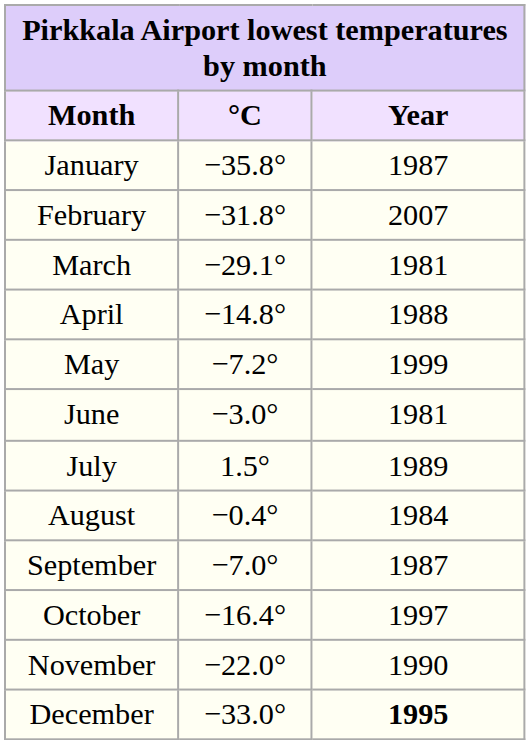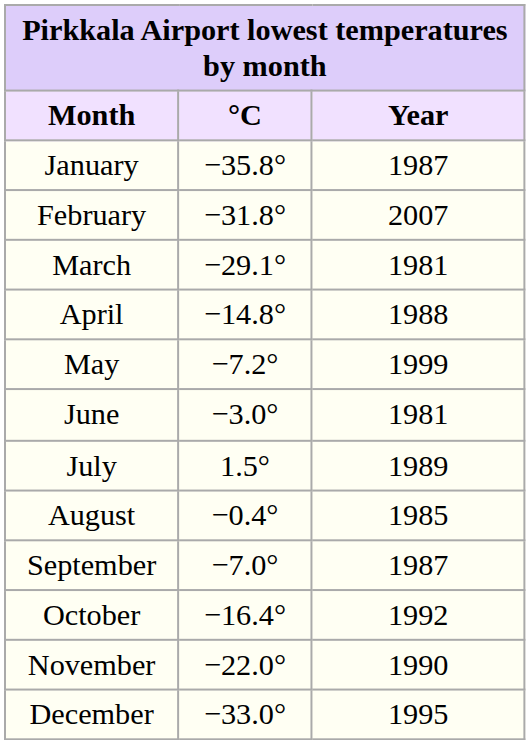(418, 514) 1984 -> (418, 514) 1985
(418, 614) 1997 -> (418, 614) 1992
(418, 713) bold -> (418, 713) normal
